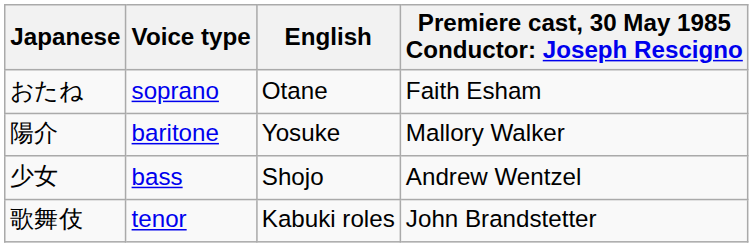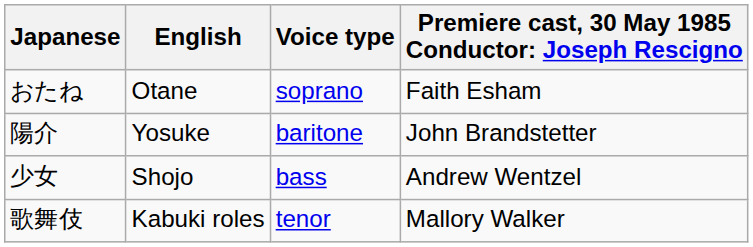columns swapped: (328, 37) <-> (191, 37)
(485, 134) Mallory Walker -> (501, 134) John Brandstetter
(501, 219) John Brandstetter -> (485, 219) Mallory Walker
